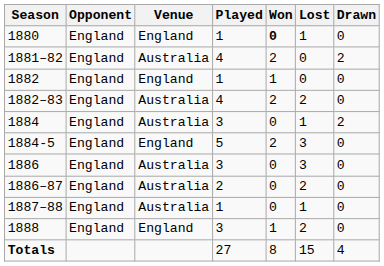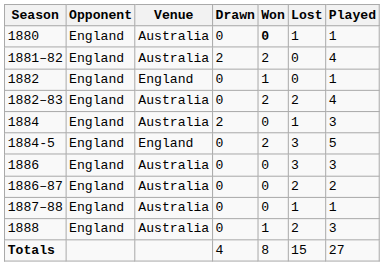columns swapped: (239, 15) <-> (356, 15)
(166, 37) England -> (174, 37) Australia
(166, 229) England -> (174, 229) Australia
